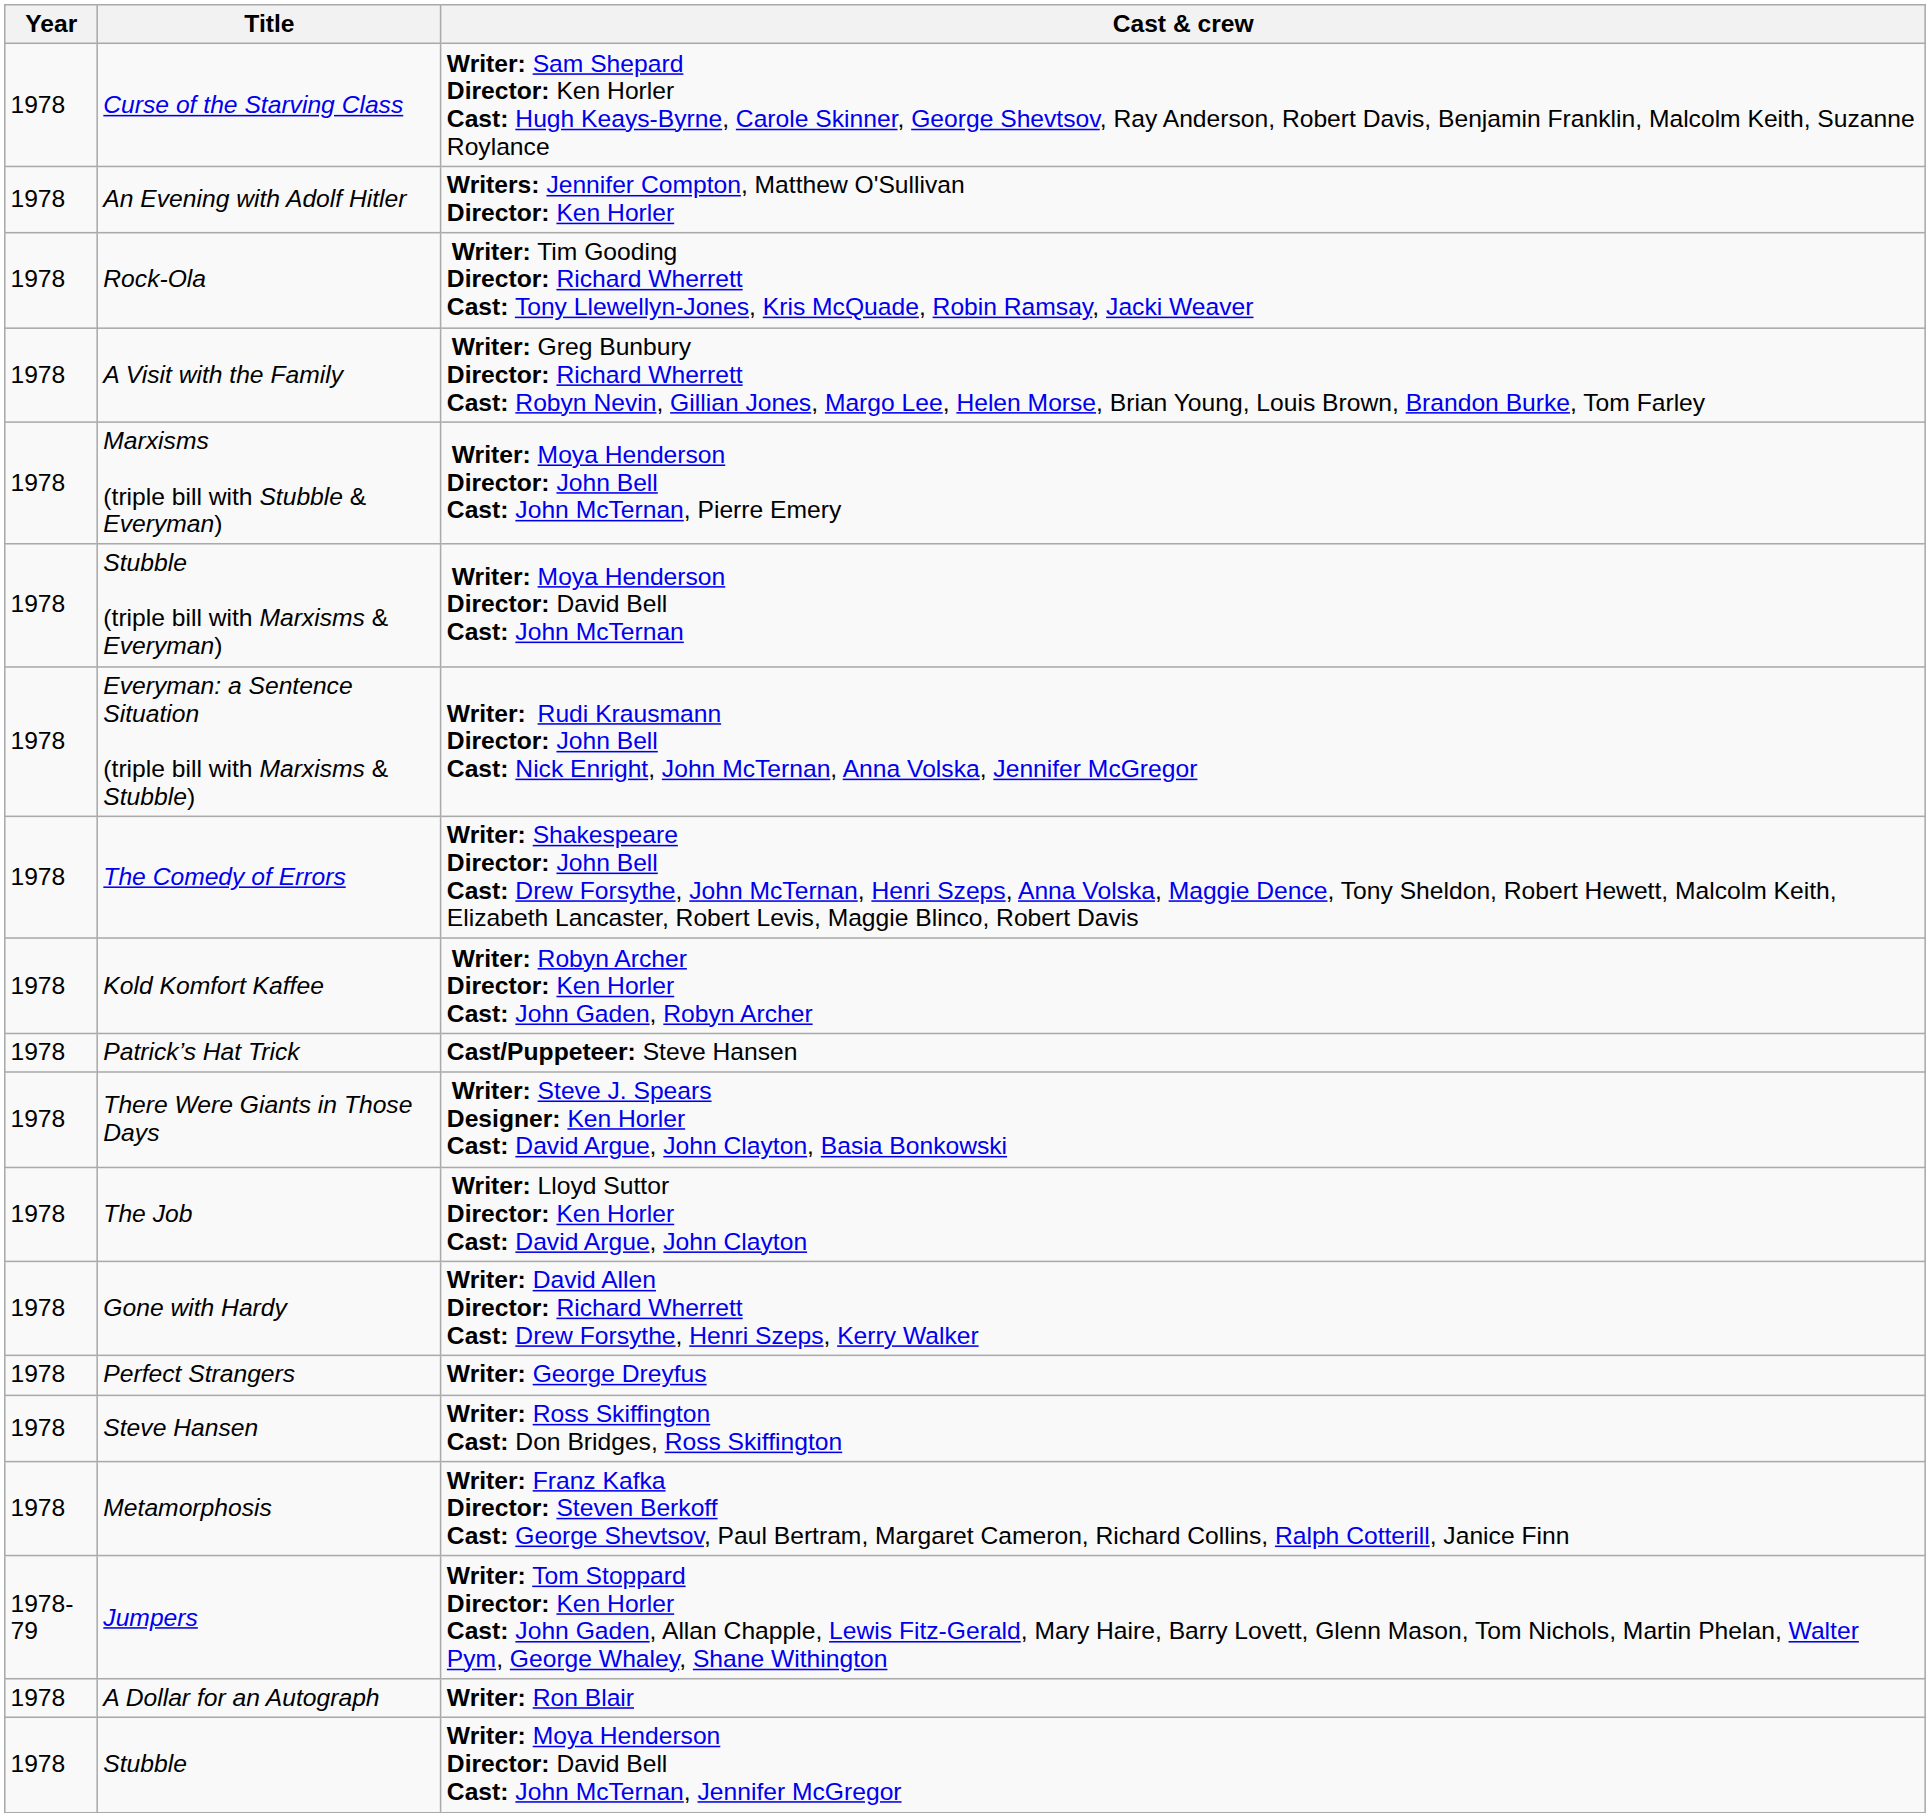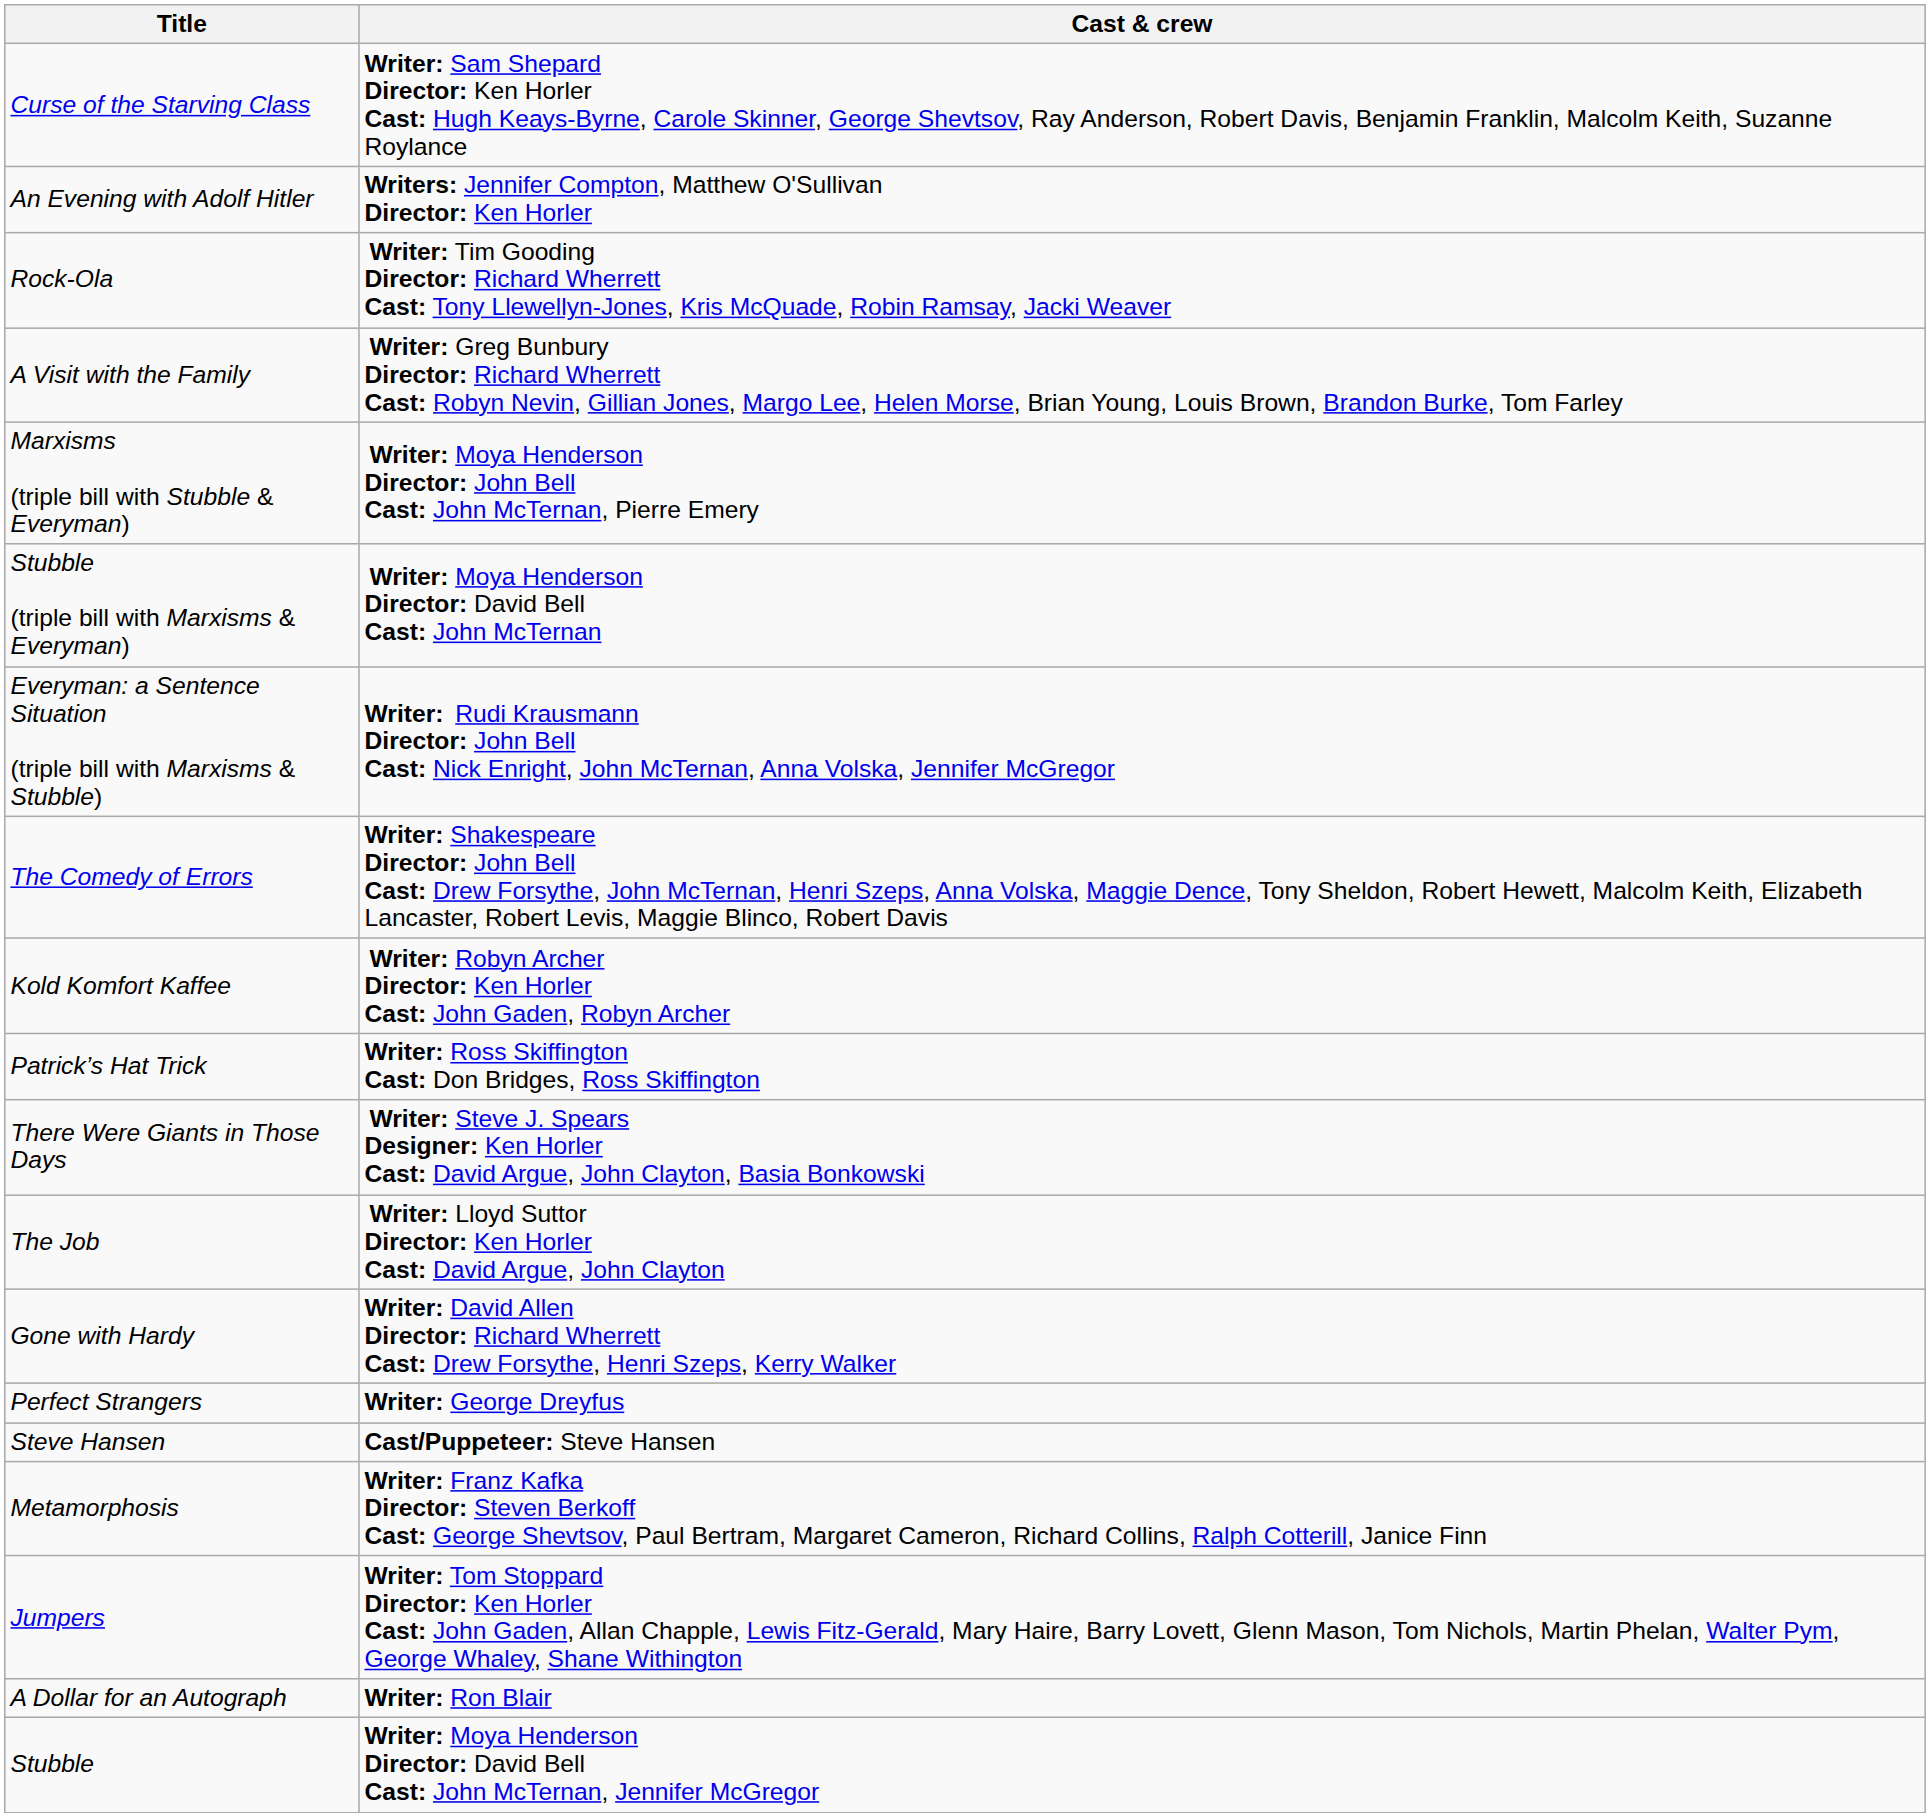- column: (51, 24)
(622, 1052) Cast/Puppeteer: Steve Hansen -> (562, 1066) Writer: Ross Skiffington Cast: Don Bridges, Ross Skiffington
(645, 1427) Writer: Ross Skiffington Cast: Don Bridges, Ross Skiffington -> (540, 1441) Cast/Puppeteer: Steve Hansen
